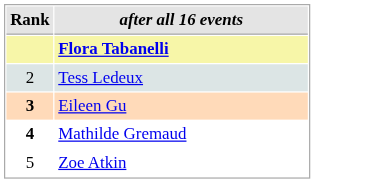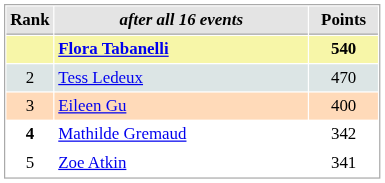+ column: (344, 19)
(30, 105) bold -> (30, 105) normal
